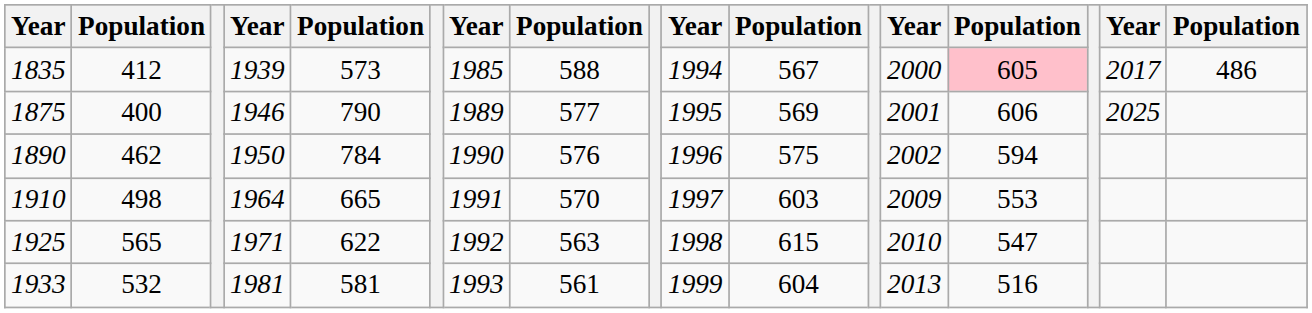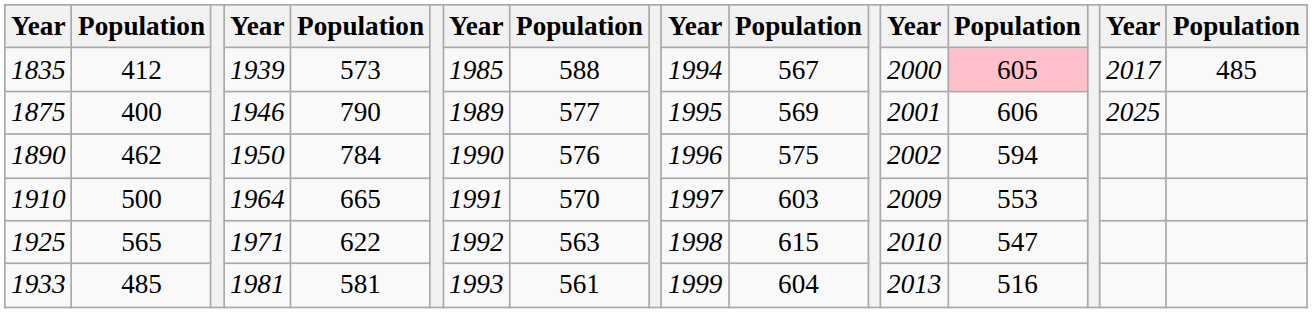(1236, 69) 486 -> (1236, 69) 485
(142, 198) 498 -> (142, 198) 500
(142, 284) 532 -> (142, 284) 485
